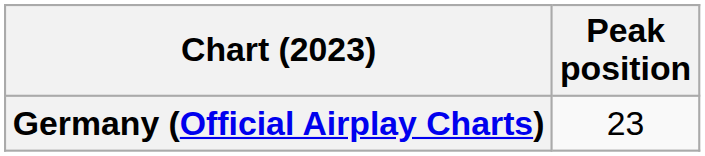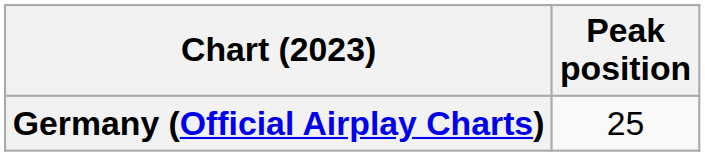(626, 122) 23 -> (626, 122) 25
